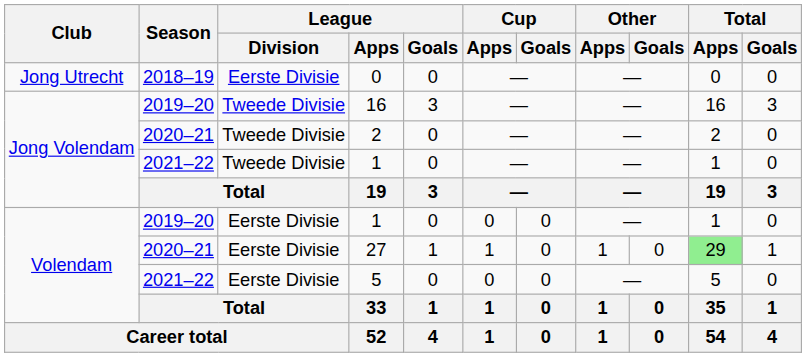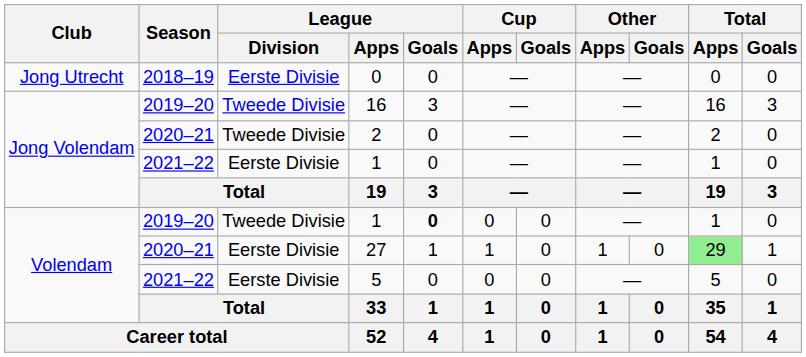(284, 163) Tweede Divisie -> (284, 163) Eerste Divisie
(284, 221) Eerste Divisie -> (284, 221) Tweede Divisie
(433, 221) normal -> (433, 221) bold
